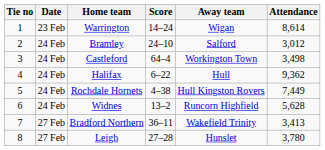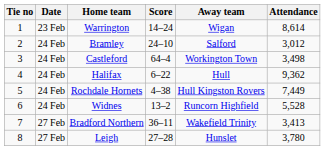(294, 106) 5,628 -> (294, 106) 5,528
